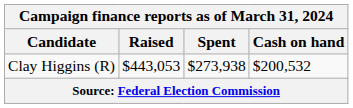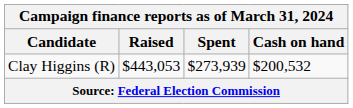(217, 66) $273,938 -> (217, 66) $273,939
